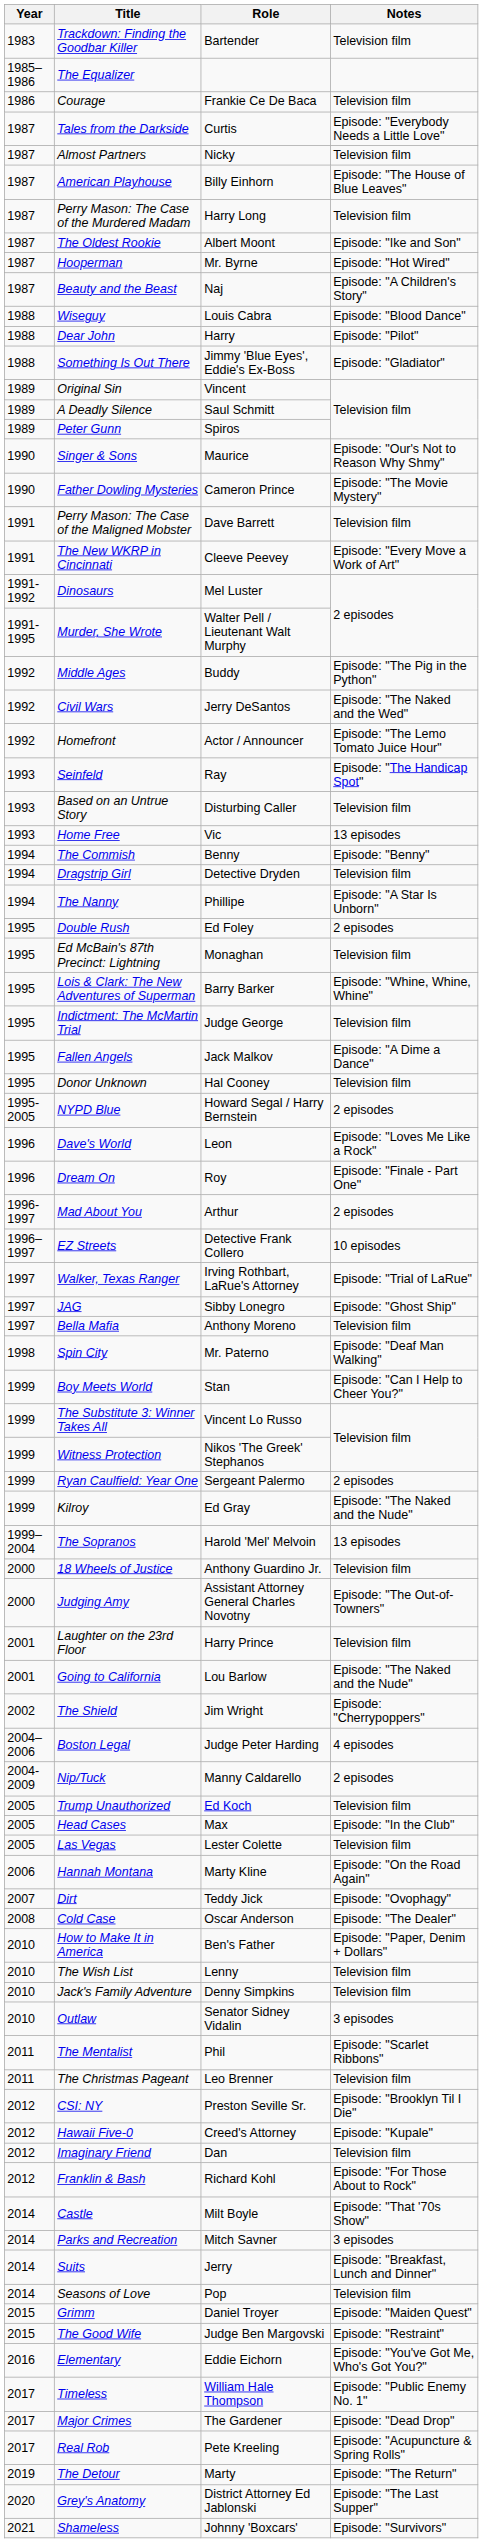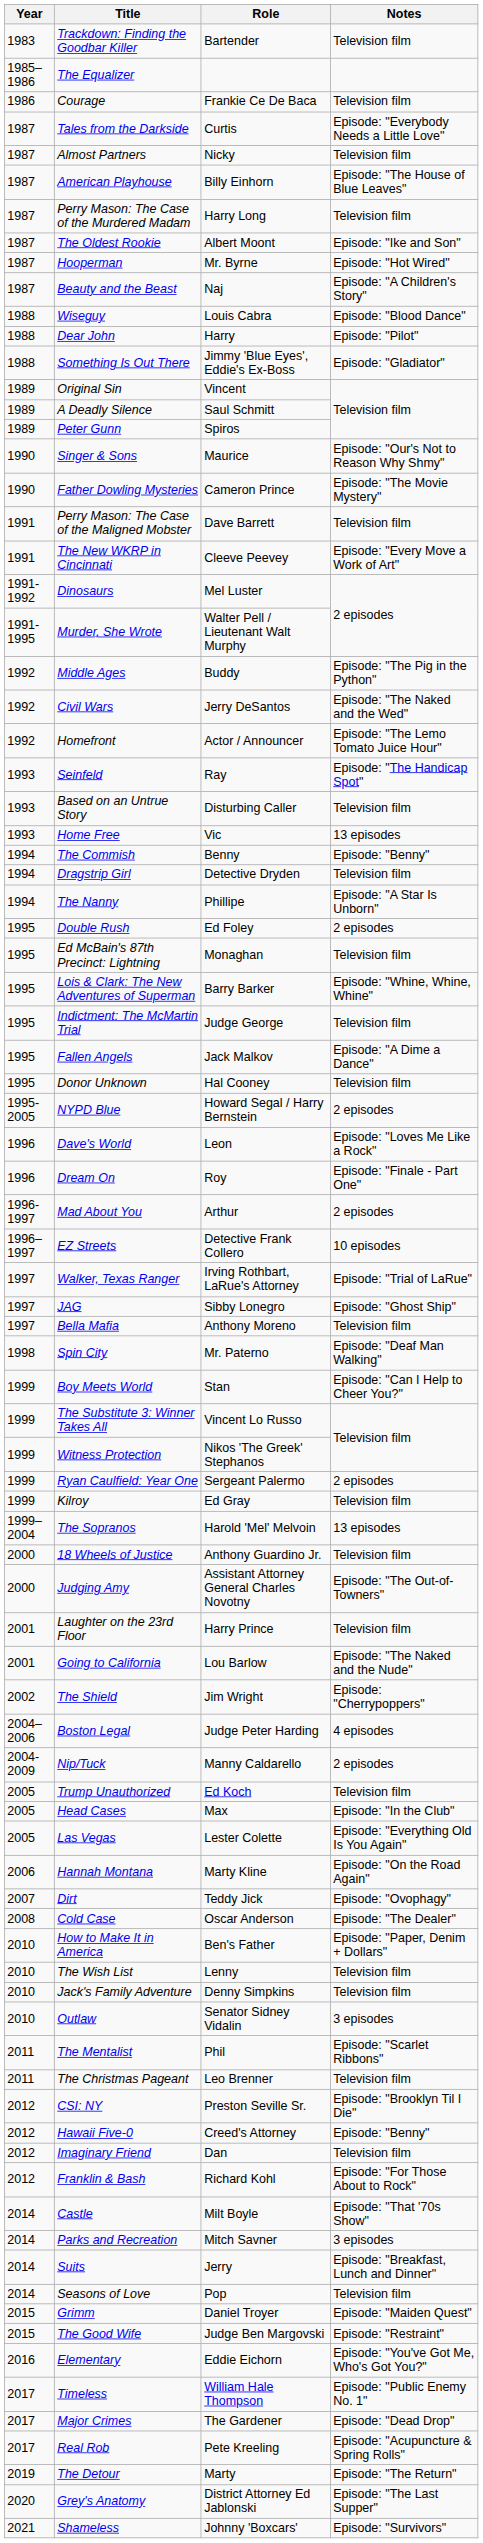(392, 1508) Episode: "The Naked and the Nude" -> (372, 1501) Television film
(372, 1845) Television film -> (402, 1838) Episode: "Everything Old Is You Again"
(383, 2133) Episode: "Kupale" -> (381, 2133) Episode: "Benny"
